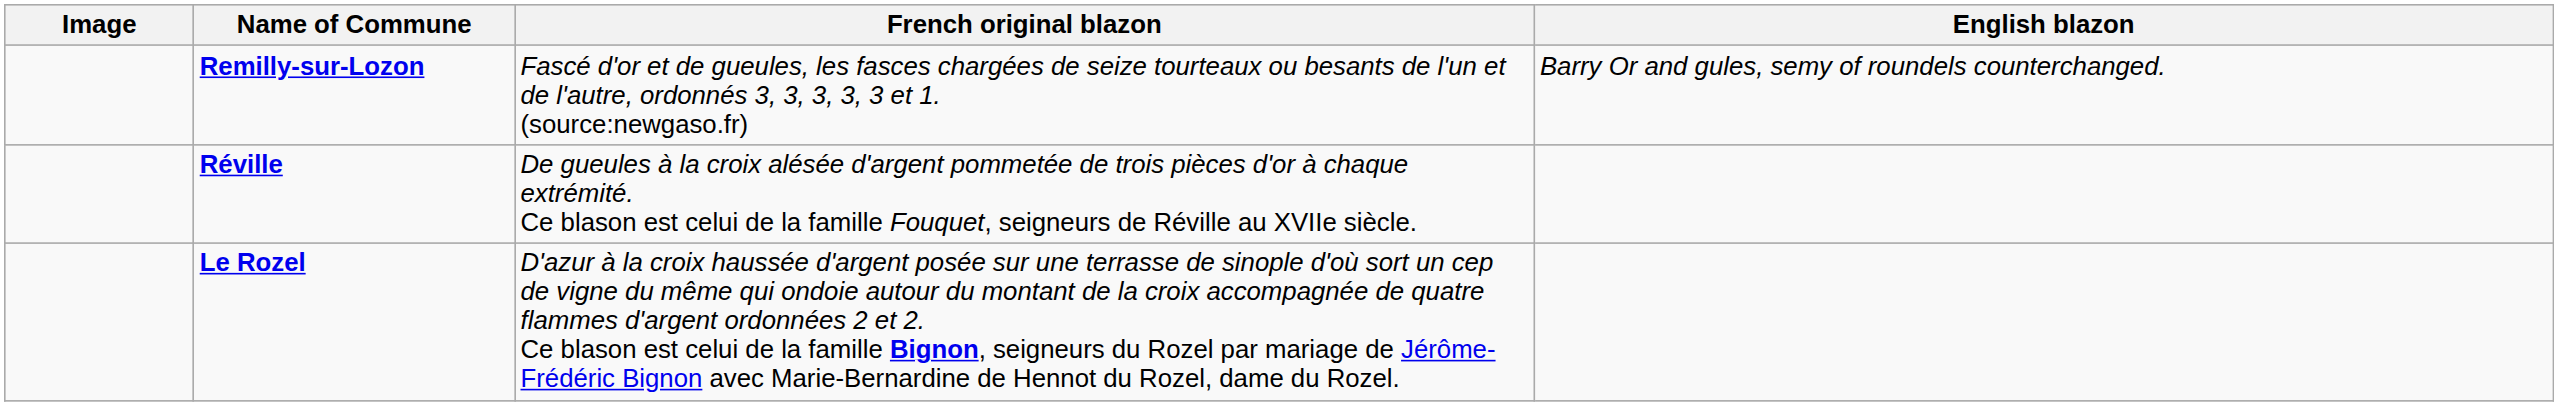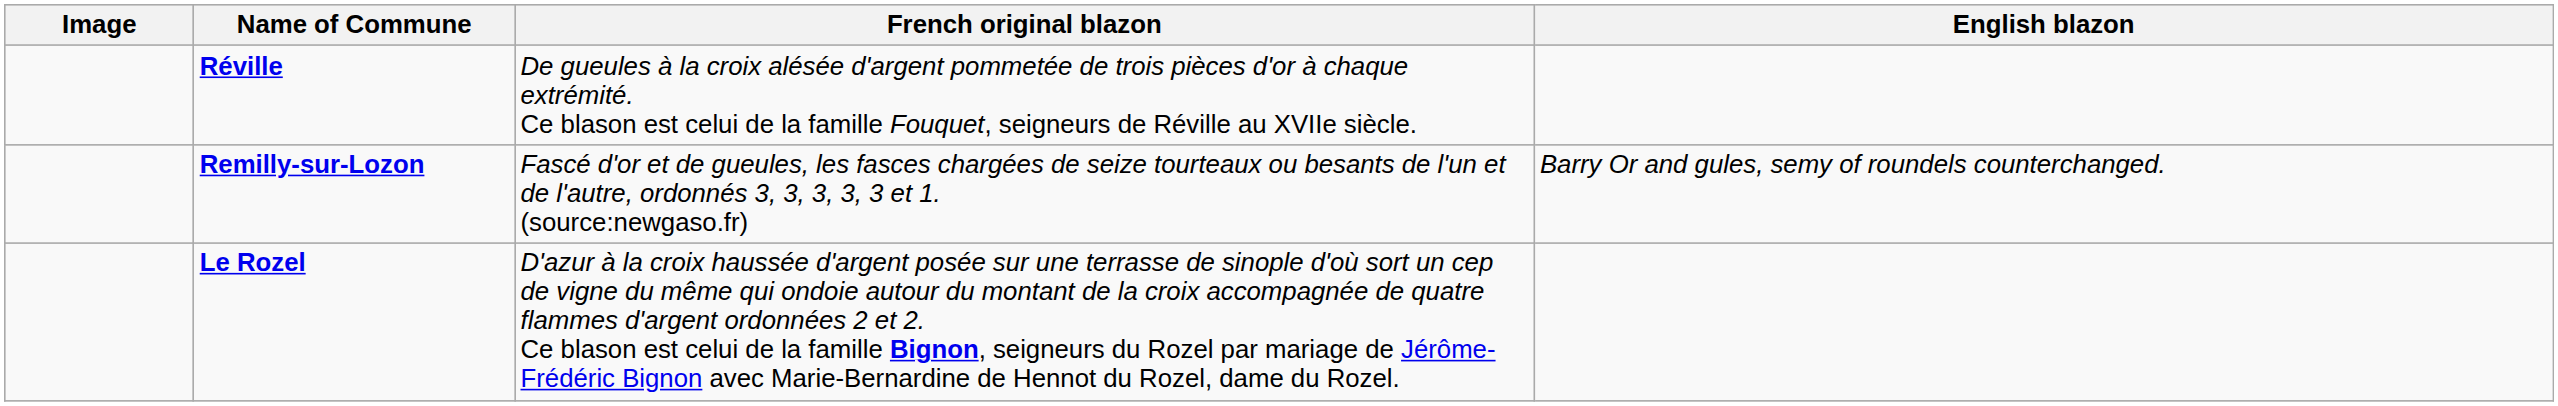rows swapped: (312, 65) <-> (241, 164)
